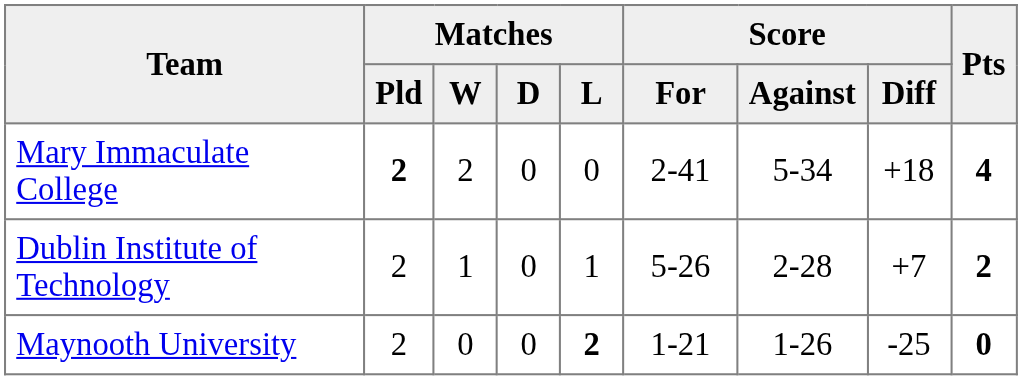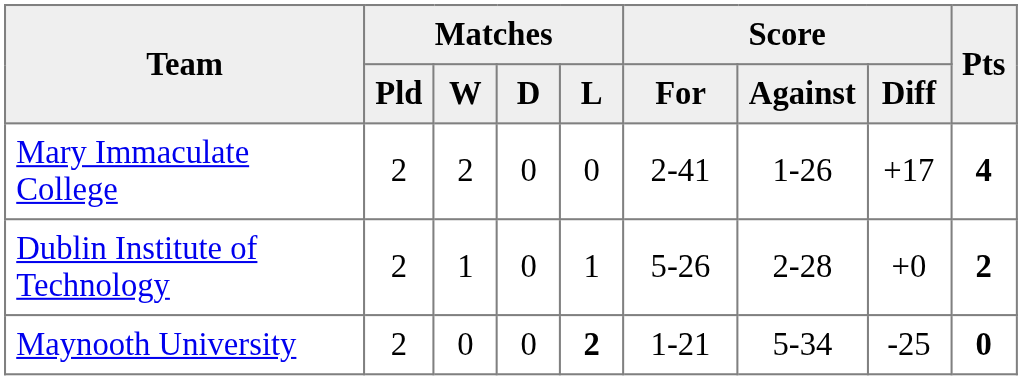(399, 170) bold -> (399, 170) normal
(802, 170) 5-34 -> (802, 170) 1-26
(909, 170) +18 -> (909, 170) +17
(909, 266) +7 -> (909, 266) +0
(802, 344) 1-26 -> (802, 344) 5-34
